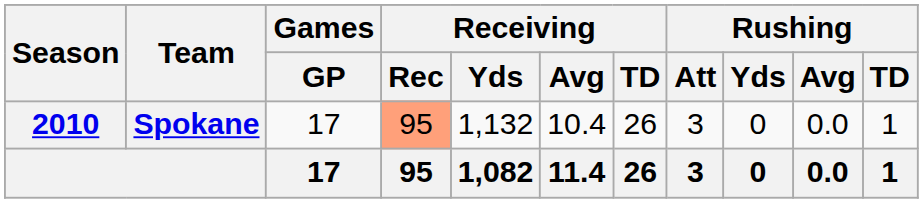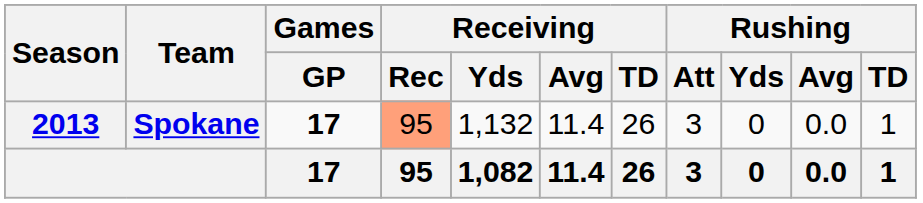(66, 124) 2010 -> (66, 124) 2013
(324, 124) normal -> (324, 124) bold
(577, 124) 10.4 -> (576, 124) 11.4
